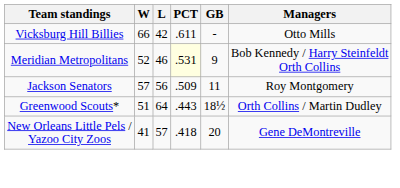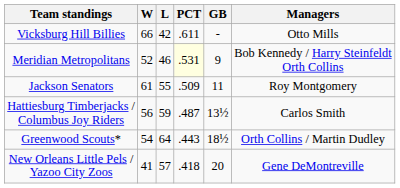(144, 86) 57 -> (147, 86) 61
(162, 86) 56 -> (165, 86) 55
+ row: (71, 113)
(144, 106) 51 -> (147, 139) 54
